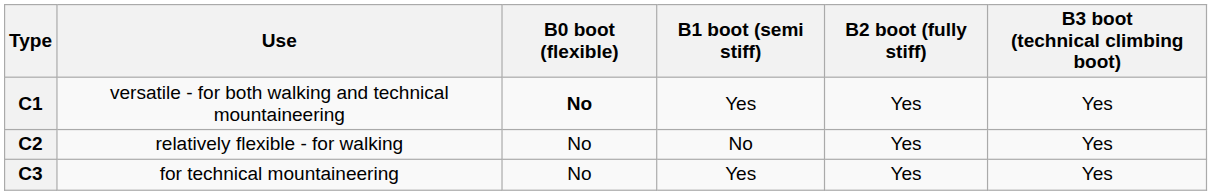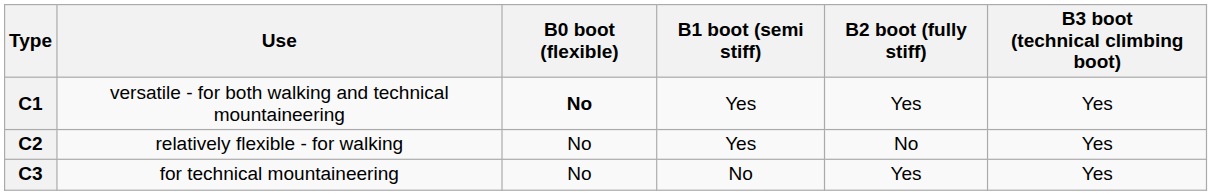(741, 144) No -> (741, 144) Yes
(906, 144) Yes -> (906, 144) No
(741, 174) Yes -> (741, 174) No
